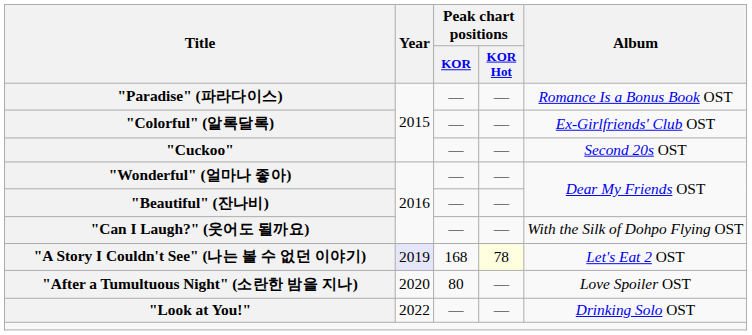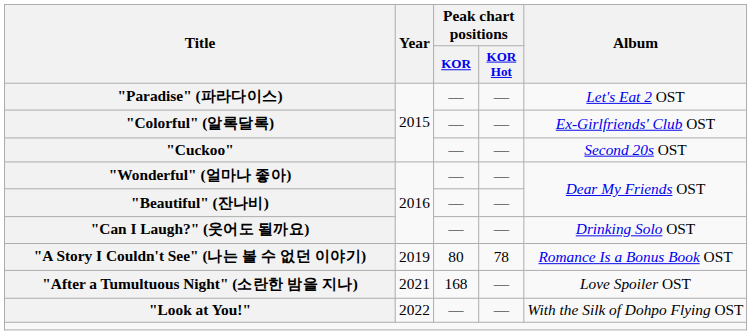(636, 96) Romance Is a Bonus Book OST -> (636, 96) Let's Eat 2 OST
(636, 229) With the Silk of Dohpo Flying OST -> (636, 229) Drinking Solo OST
(414, 257) lavender background -> (414, 257) no background
(456, 257) 168 -> (456, 257) 80
(501, 257) lightyellow background -> (501, 257) no background
(636, 257) Let's Eat 2 OST -> (636, 257) Romance Is a Bonus Book OST
(414, 284) 2020 -> (414, 284) 2021
(456, 284) 80 -> (456, 284) 168
(636, 310) Drinking Solo OST -> (636, 310) With the Silk of Dohpo Flying OST
